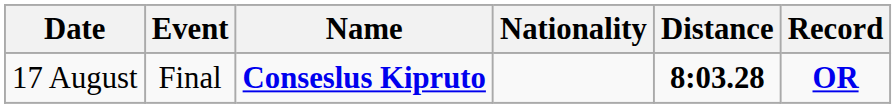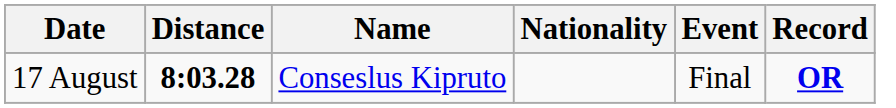columns swapped: (190, 28) <-> (717, 28)
(364, 77) bold -> (392, 77) normal
